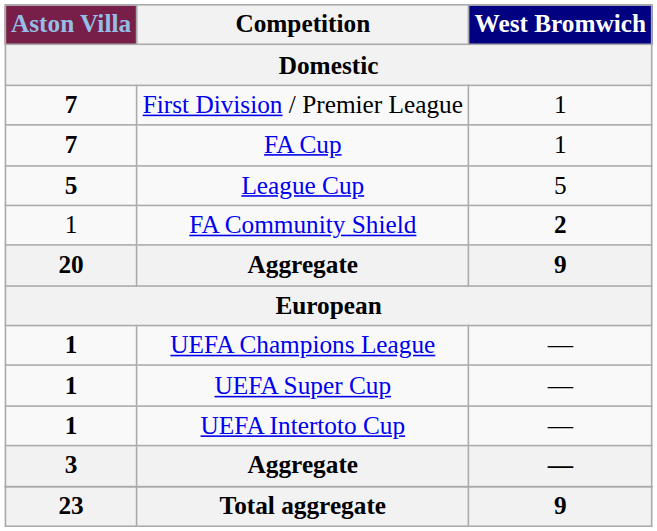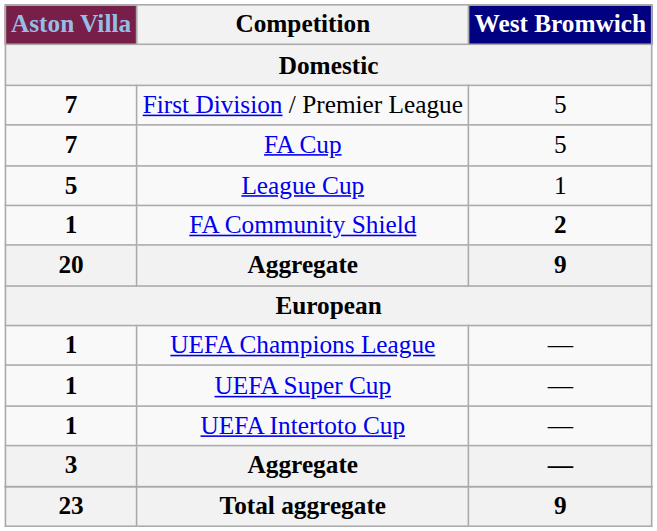(560, 104) 1 -> (560, 104) 5
(560, 144) 1 -> (560, 144) 5
(560, 184) 5 -> (560, 184) 1
(71, 225) normal -> (71, 225) bold
